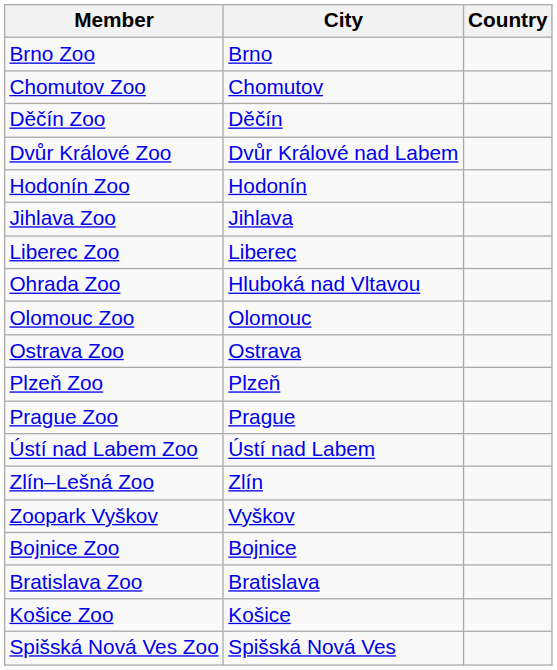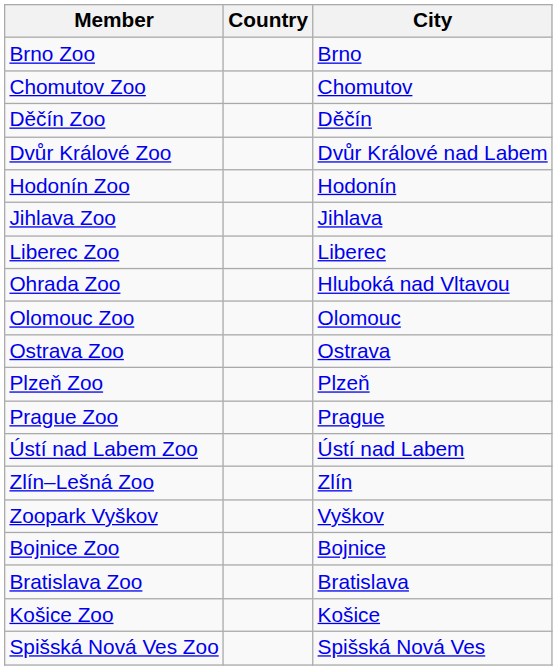columns swapped: (508, 20) <-> (343, 20)
